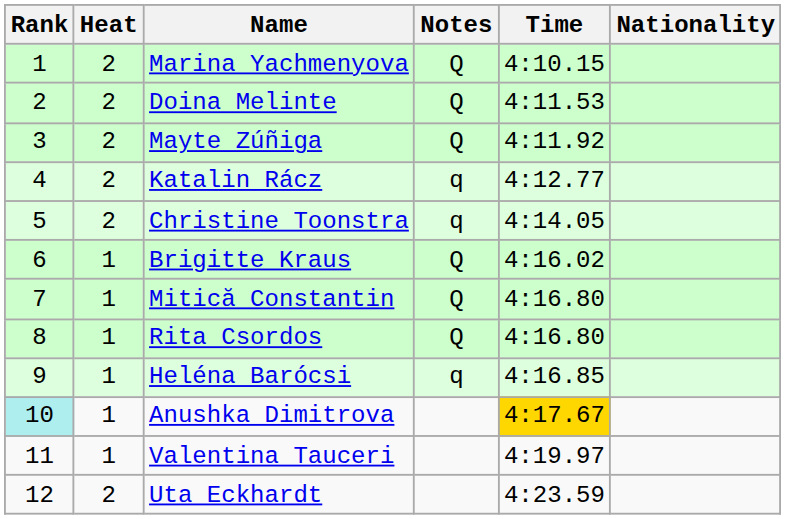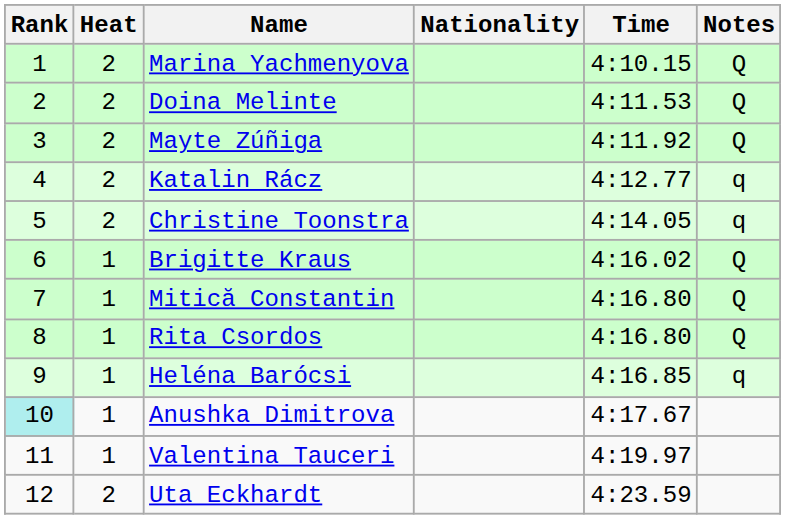columns swapped: (696, 25) <-> (456, 25)
(554, 416) gold background -> (641, 416) no background
